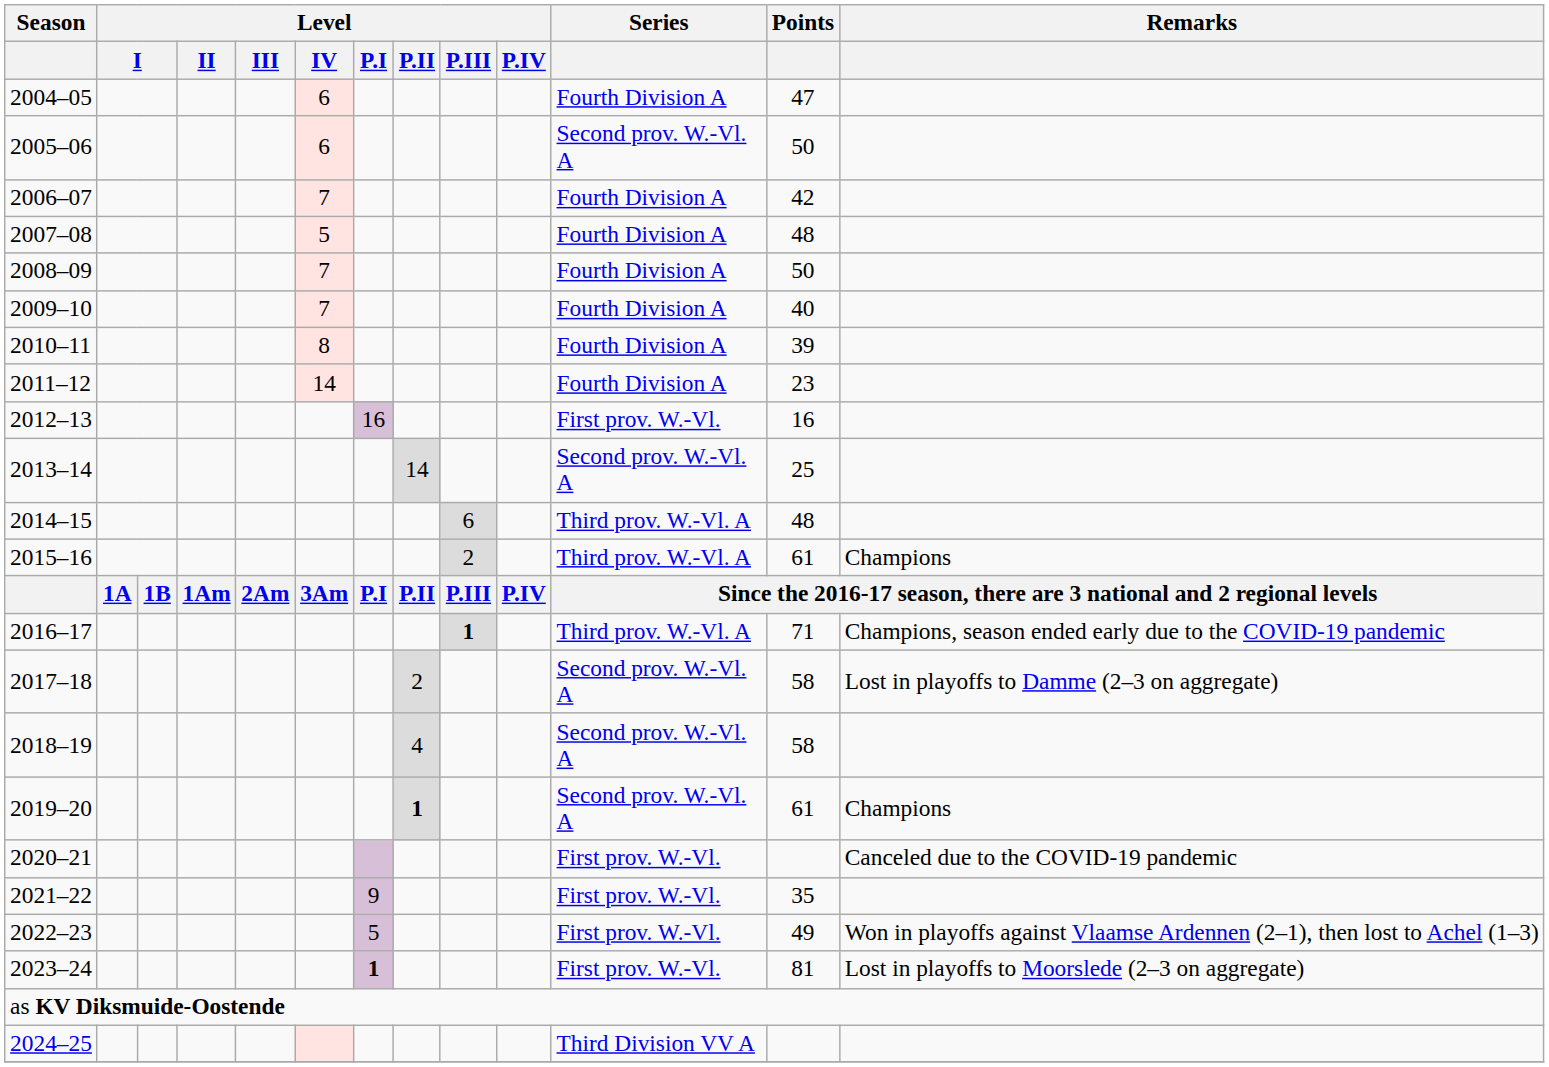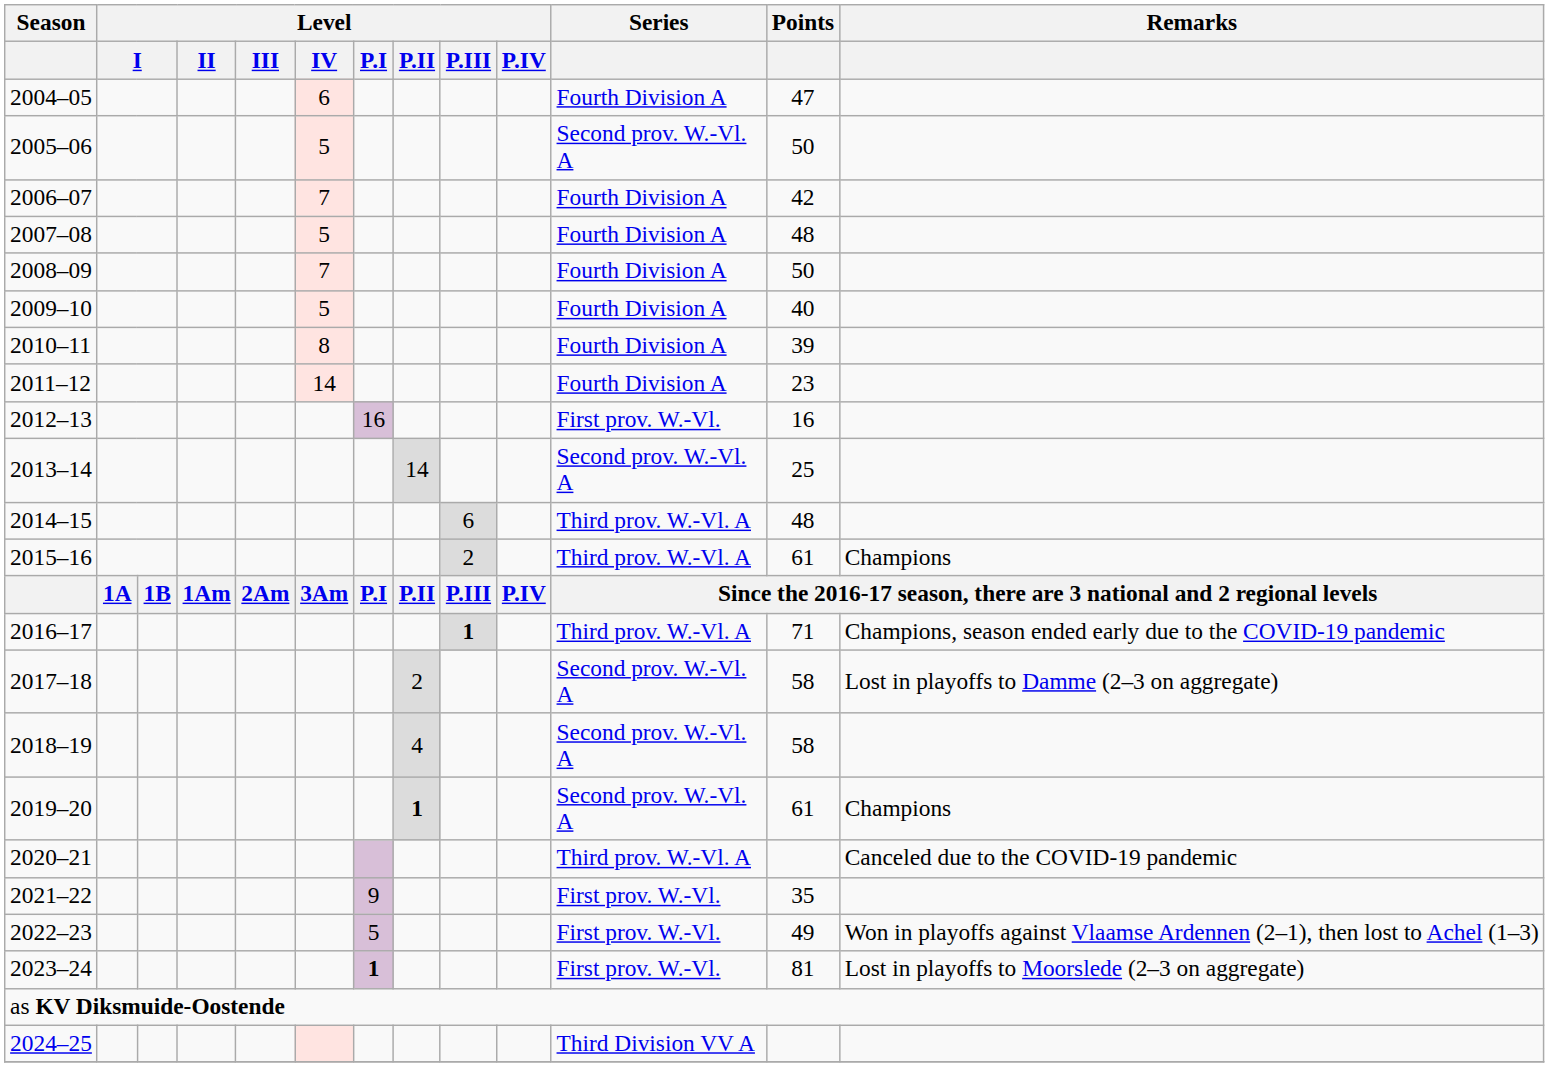(324, 147) 6 -> (324, 147) 5
(324, 308) 7 -> (324, 308) 5
(639, 858) First prov. W.-Vl. -> (654, 858) Third prov. W.-Vl. A
